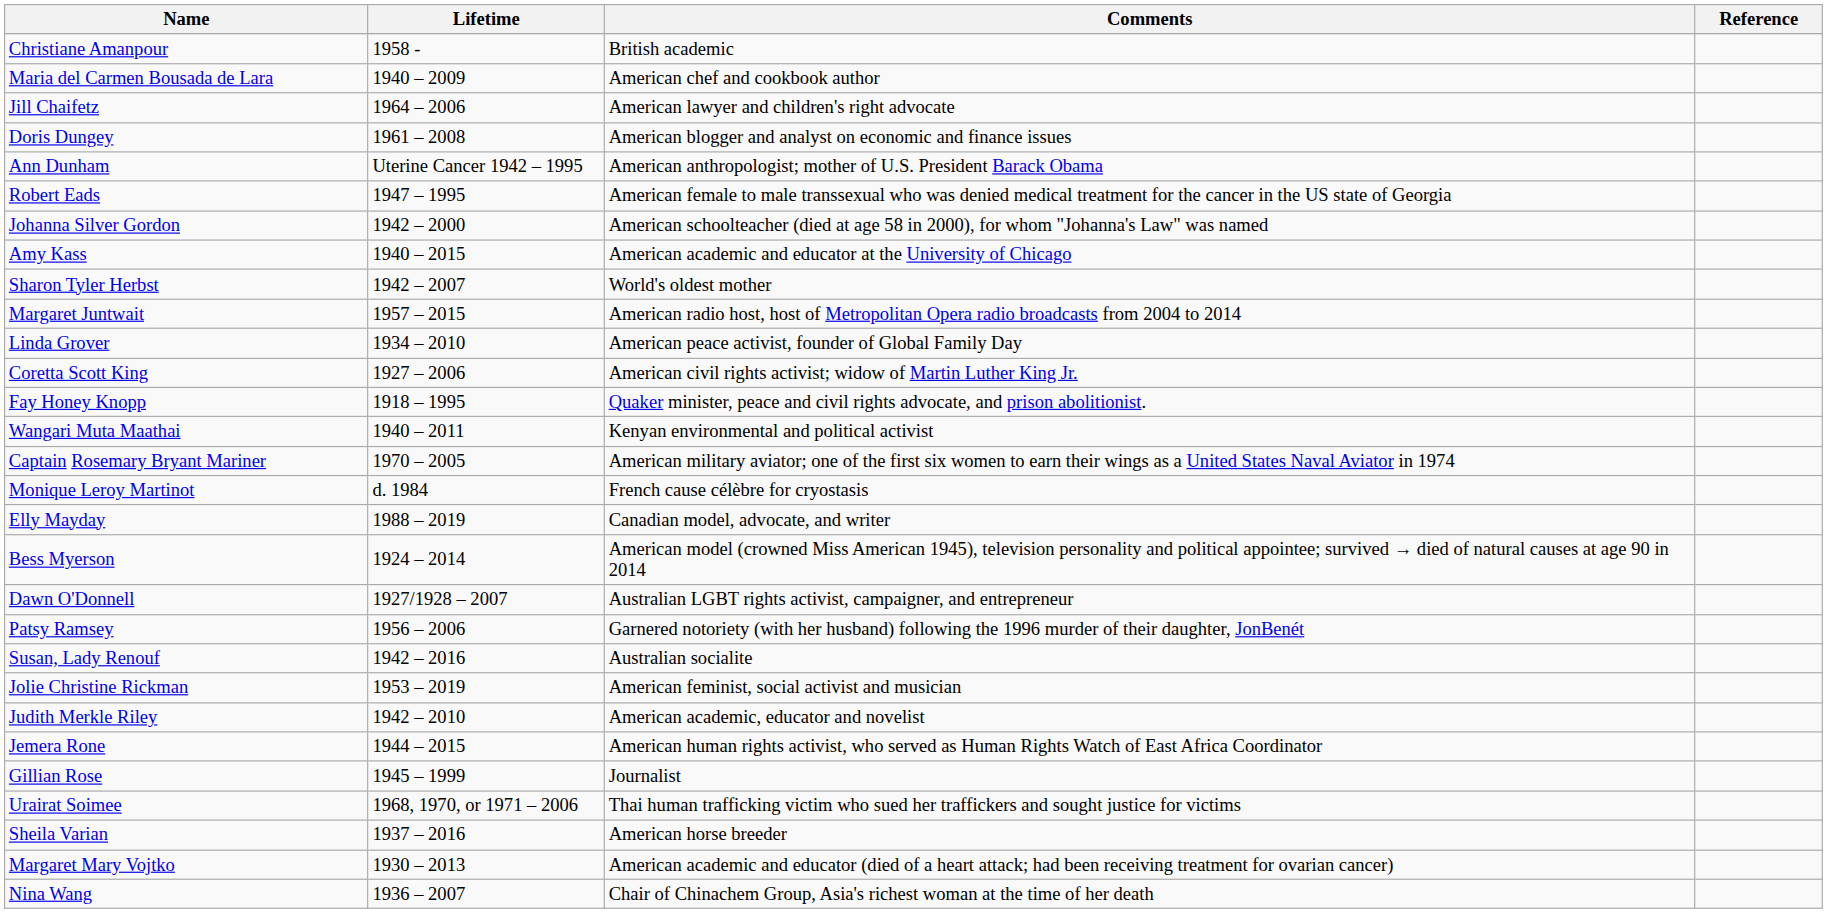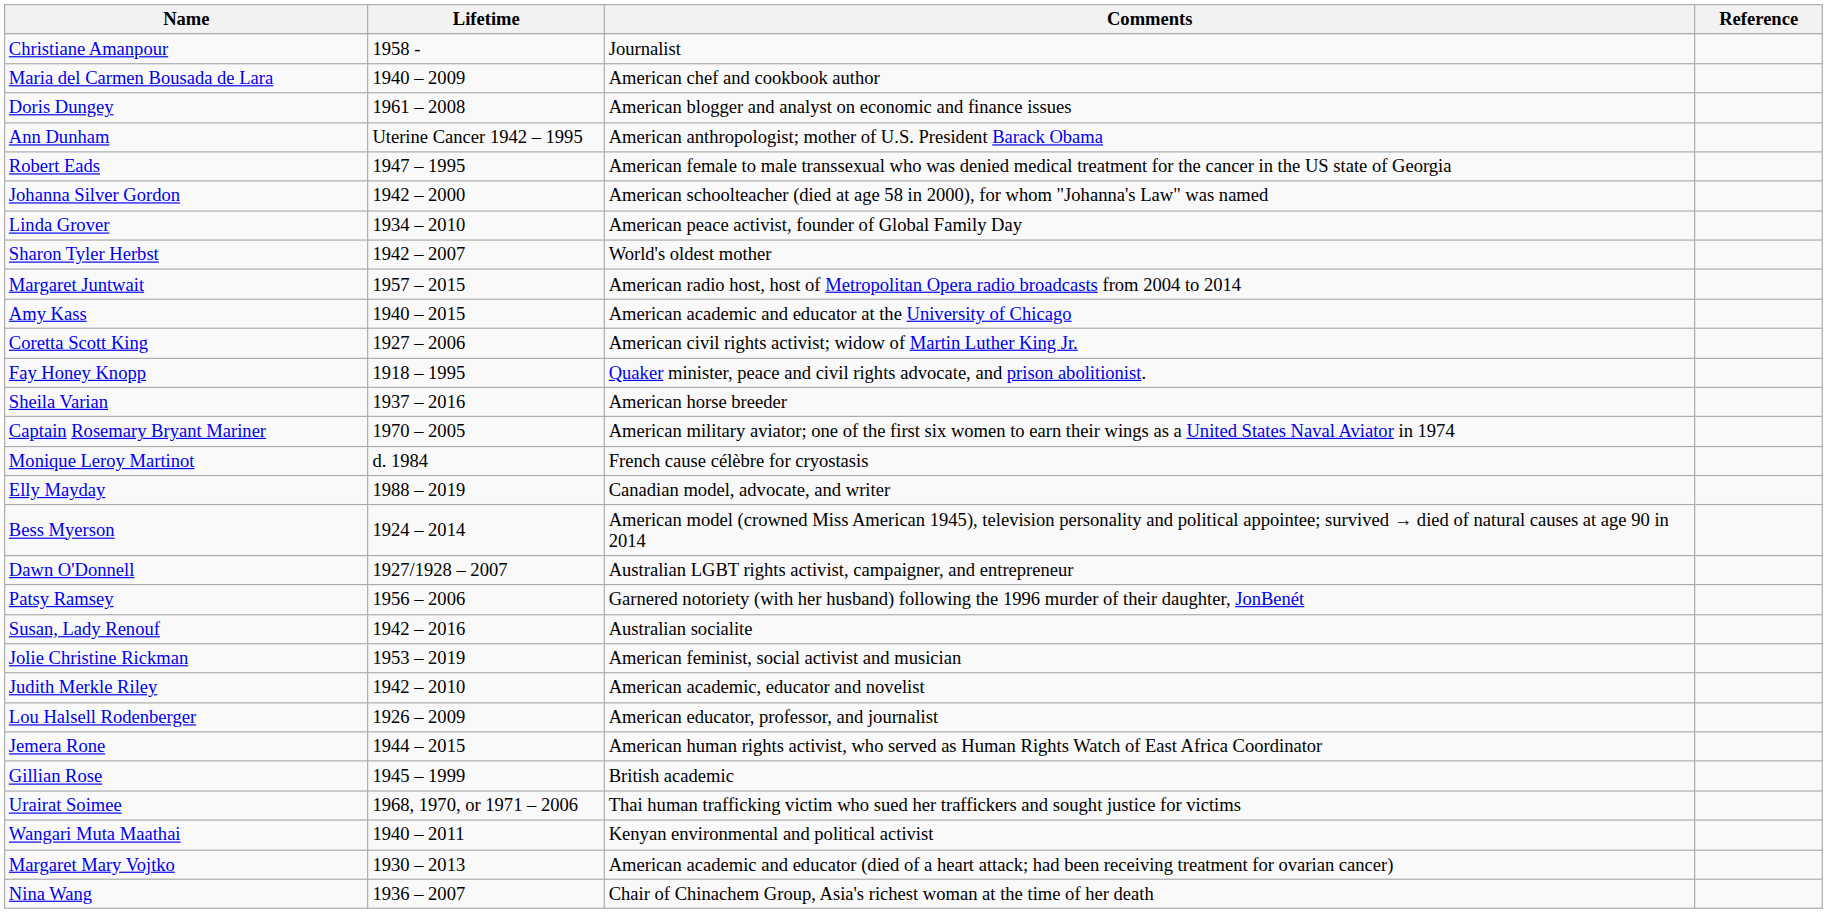(671, 48) British academic -> (645, 48) Journalist
- row: (54, 107)
rows swapped: (59, 343) <-> (48, 254)
rows swapped: (95, 431) <-> (58, 834)
+ row: (102, 717)
(645, 775) Journalist -> (671, 775) British academic
